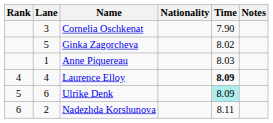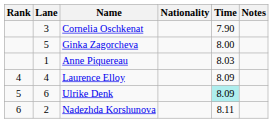(225, 45) 8.02 -> (225, 45) 8.00
(225, 77) bold -> (225, 77) normal
